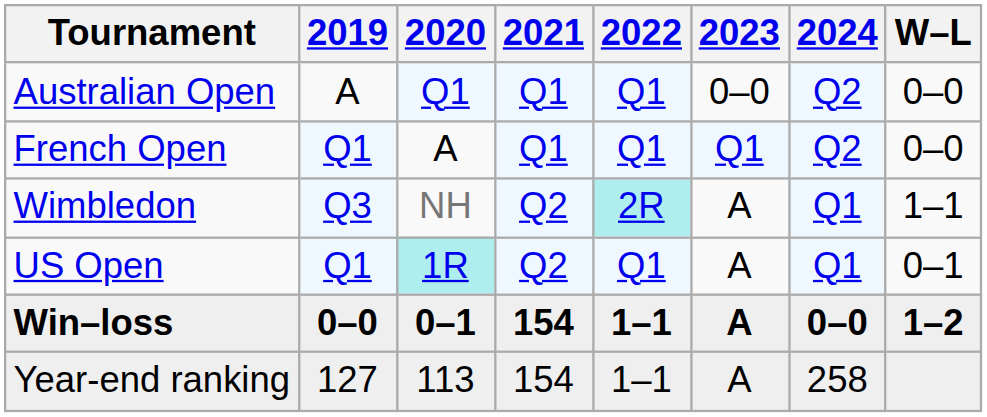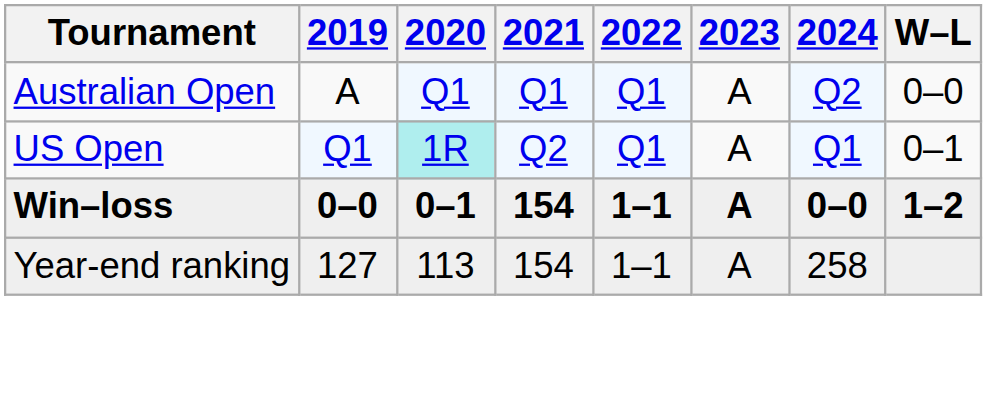(739, 91) 0–0 -> (739, 91) A
- row: (120, 149)
- row: (105, 206)
